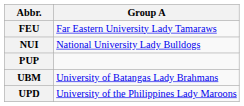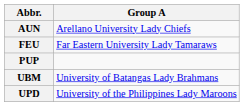+ row: (29, 28)
- row: (29, 45)
